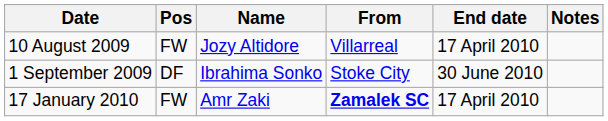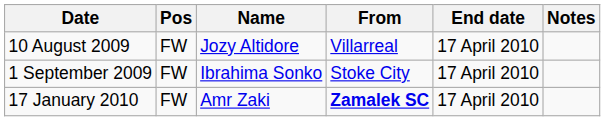(172, 73) DF -> (174, 73) FW
(490, 73) 30 June 2010 -> (488, 73) 17 April 2010
